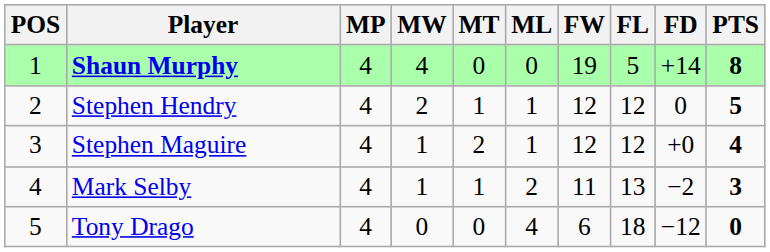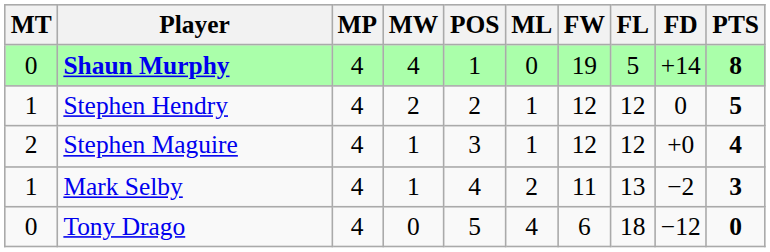columns swapped: (35, 24) <-> (479, 24)
